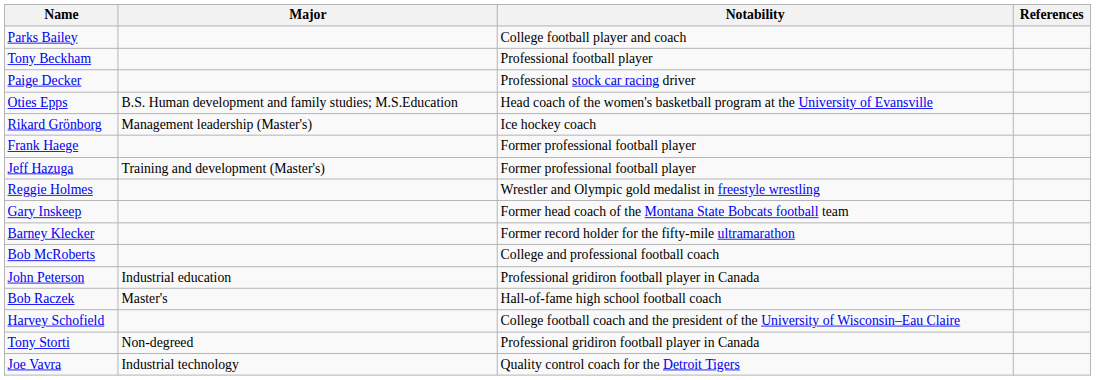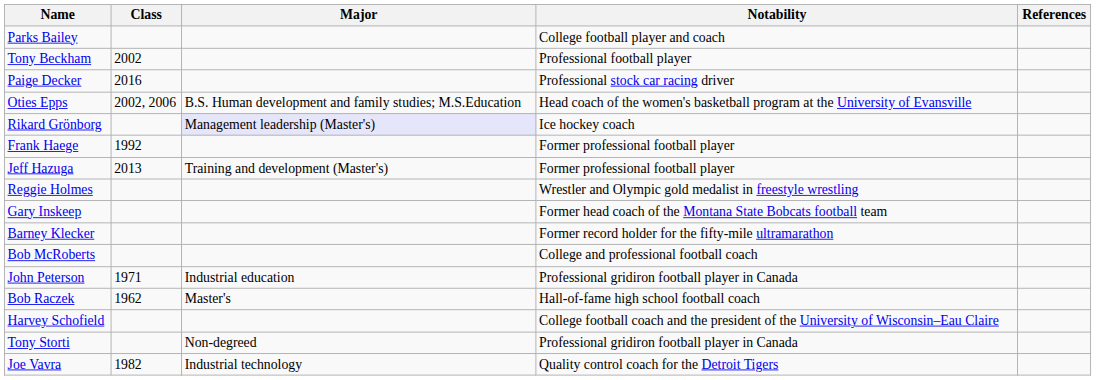+ column: (146, 15)
(217, 124) no background -> (280, 124) lavender background
